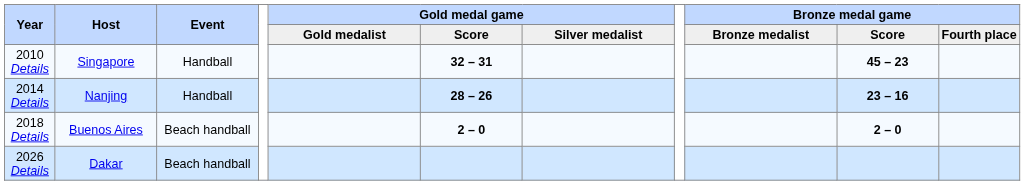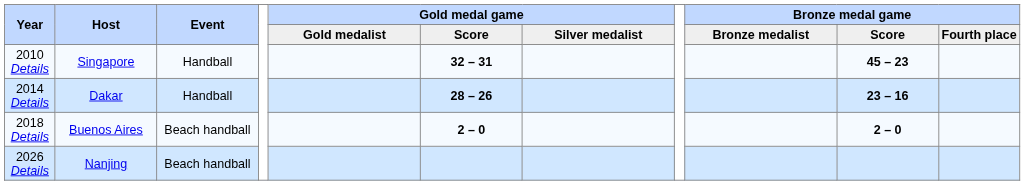(106, 95) Nanjing -> (106, 95) Dakar
(106, 163) Dakar -> (106, 163) Nanjing
